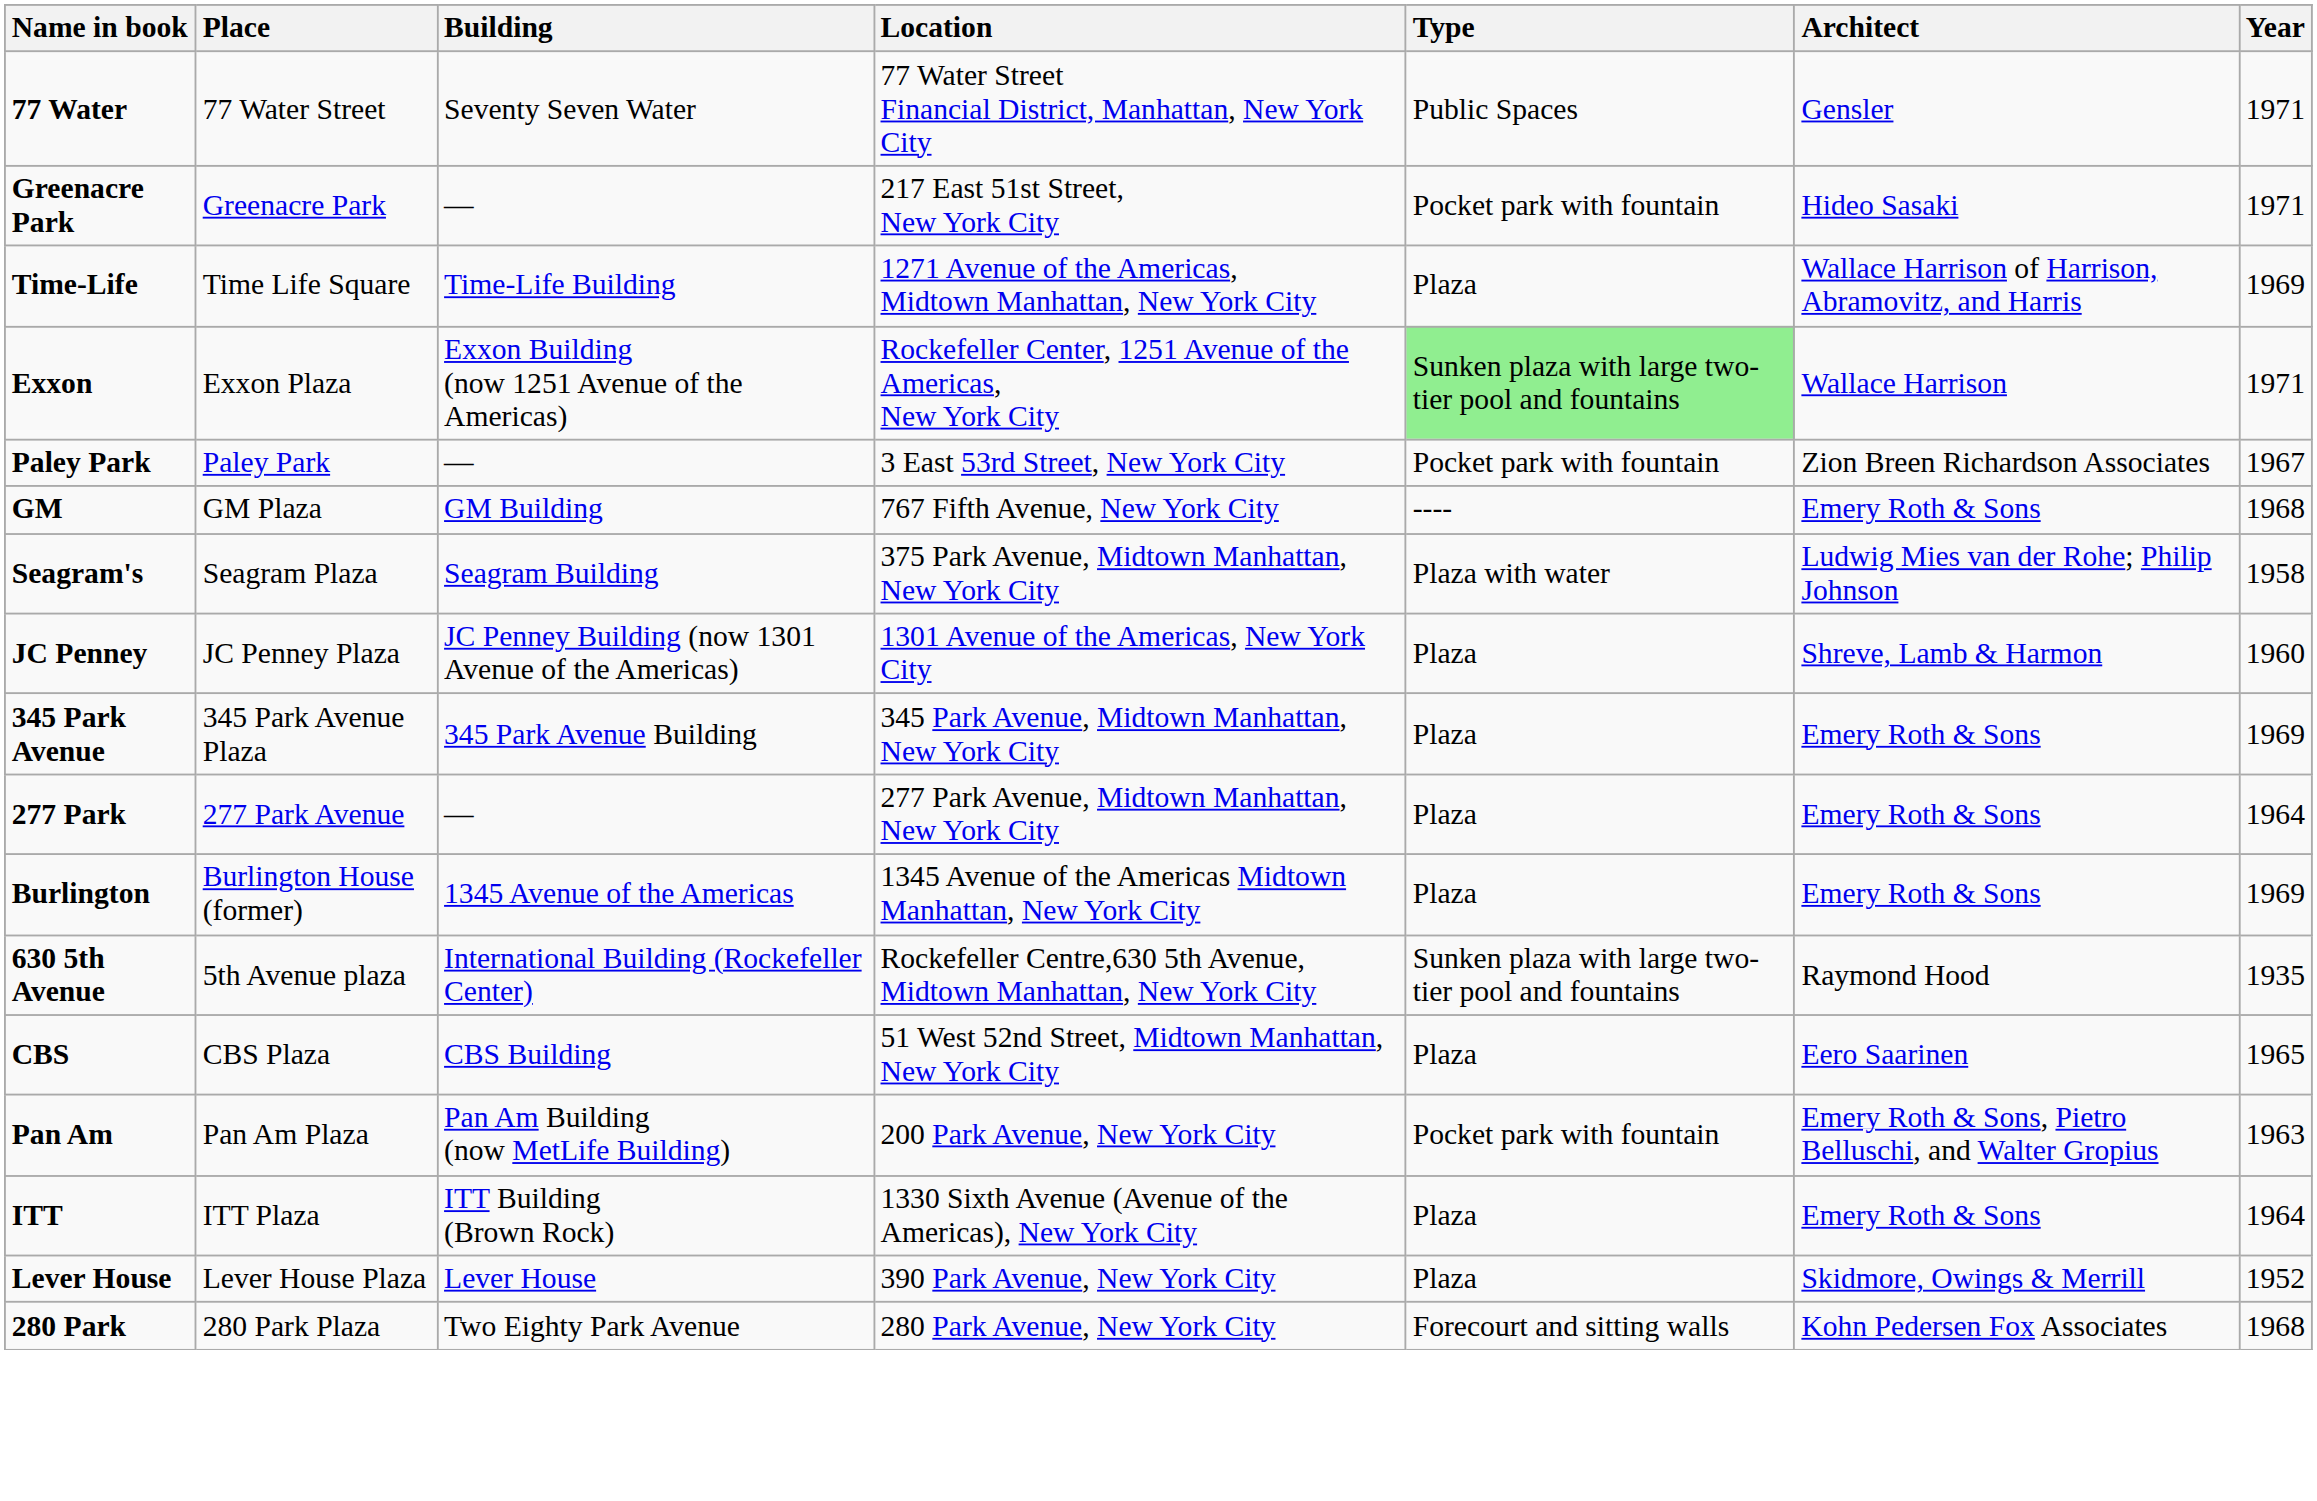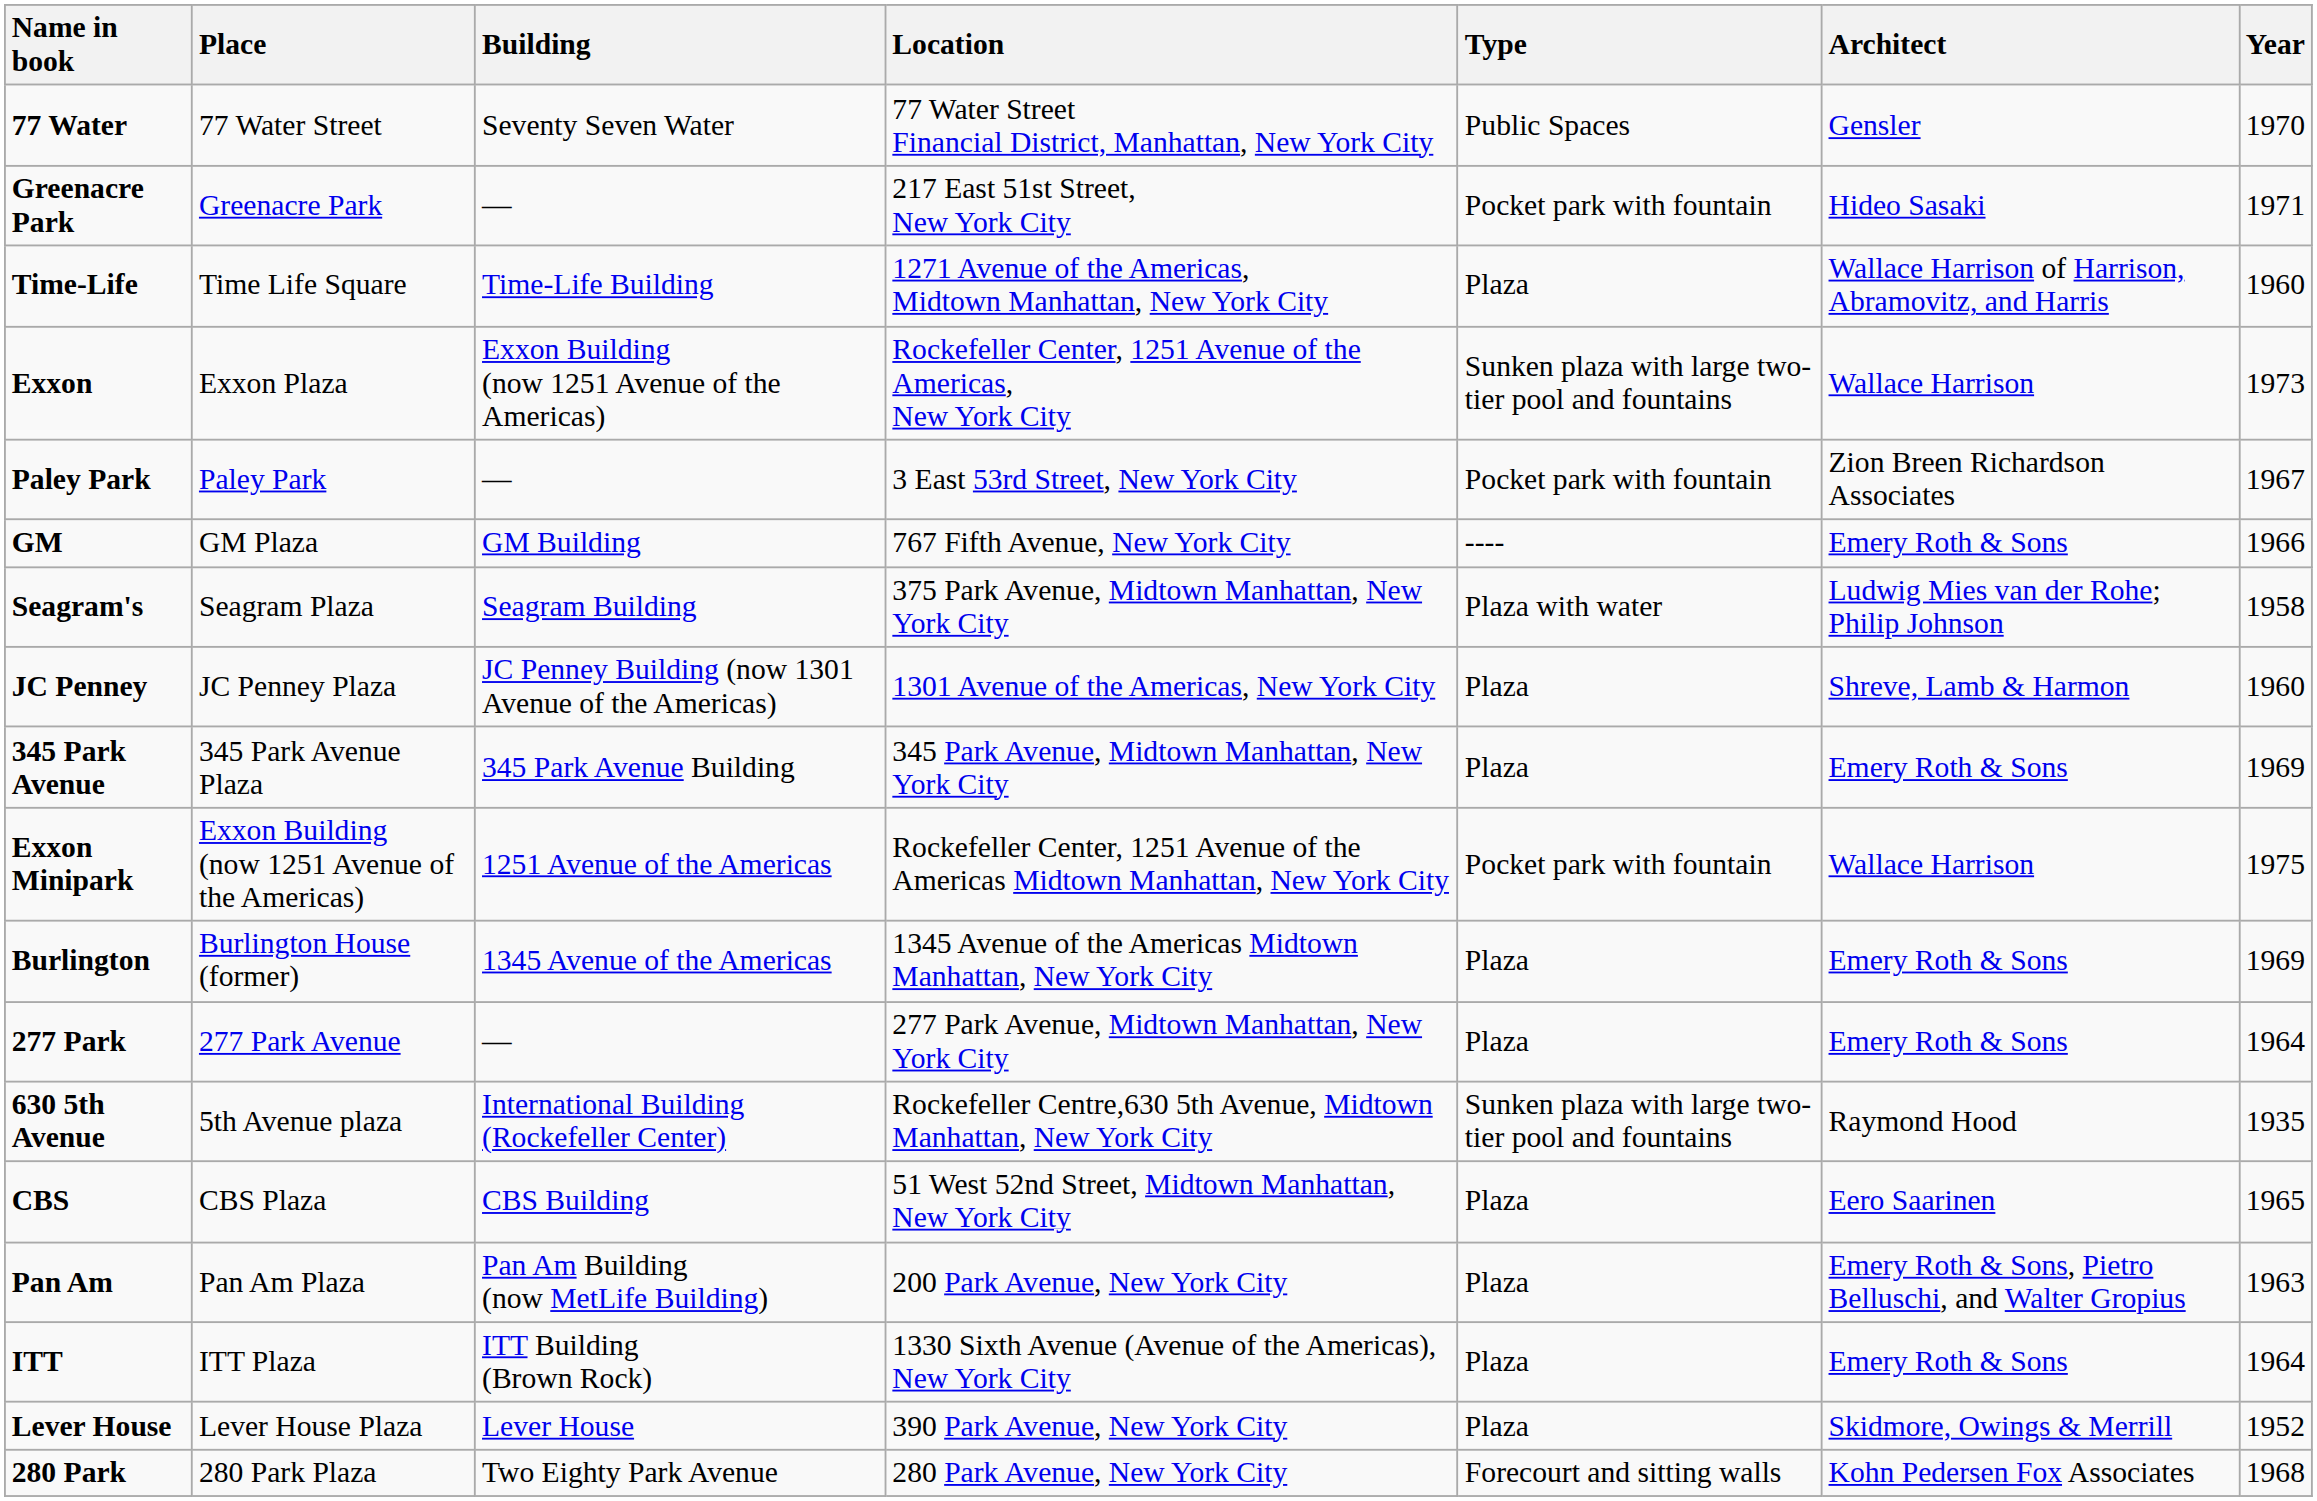(2275, 108) 1971 -> (2275, 124) 1970
(2275, 285) 1969 -> (2275, 285) 1960
(1586, 382) lightgreen background -> (1638, 382) no background
(2275, 382) 1971 -> (2275, 382) 1973
(2275, 509) 1968 -> (2275, 542) 1966
+ row: (73, 863)
rows swapped: (81, 894) <-> (69, 813)
(1566, 1134) Pocket park with fountain -> (1497, 1281) Plaza
